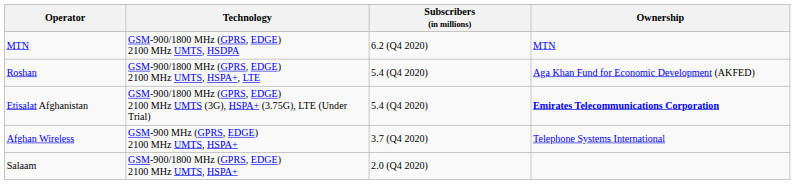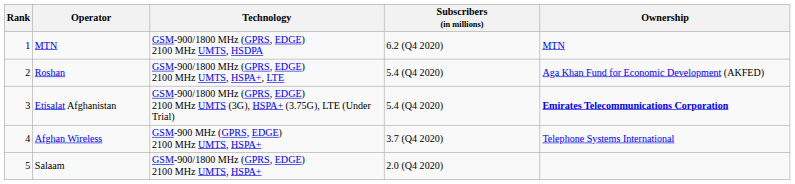+ column: (18, 18)
